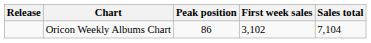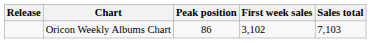(329, 29) 7,104 -> (329, 29) 7,103
